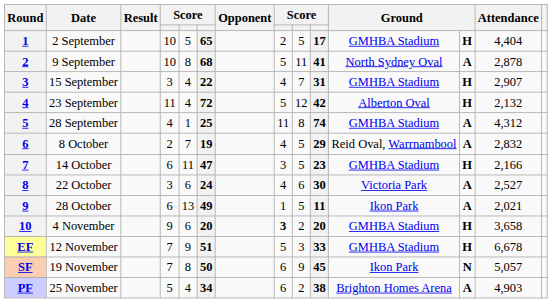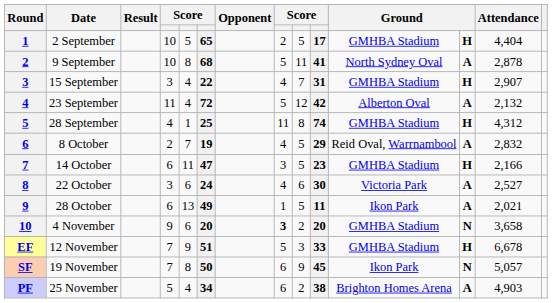(467, 102) H -> (467, 102) A
(467, 123) A -> (467, 123) H
(467, 226) H -> (467, 226) N
